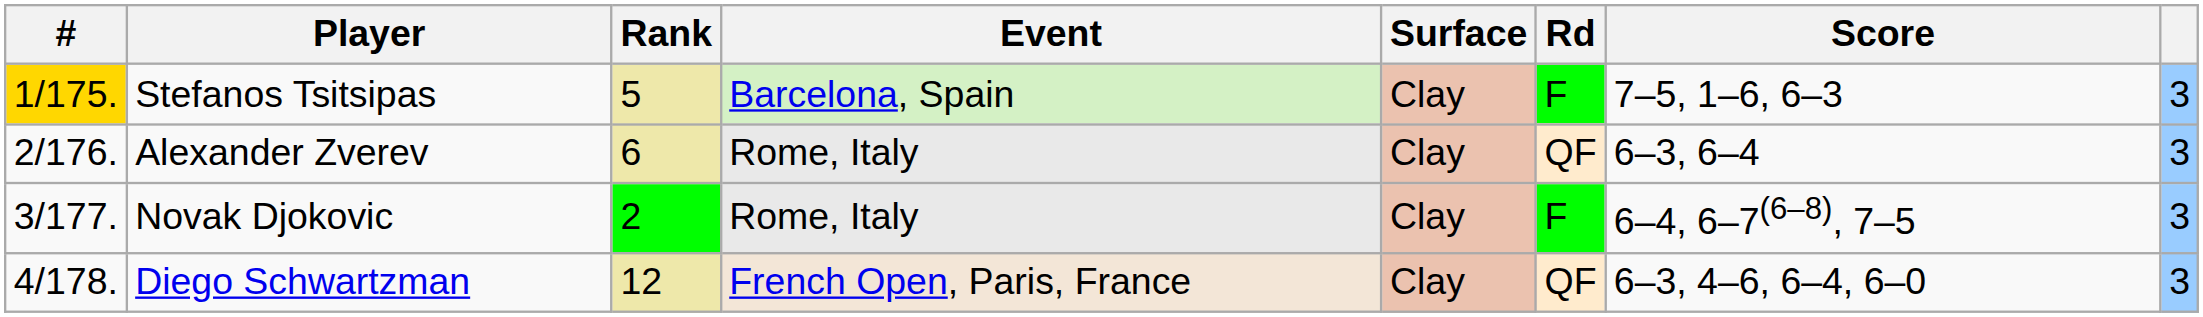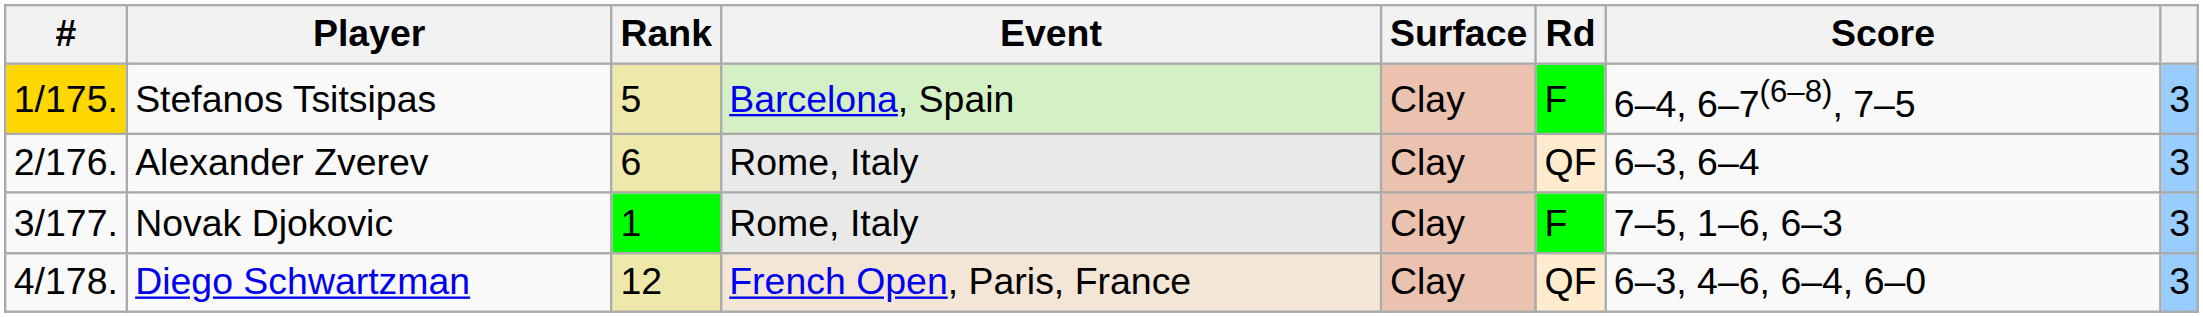(1728, 93) 7–5, 1–6, 6–3 -> (1765, 98) 6–4, 6–7(6–8), 7–5
(631, 217) 2 -> (631, 222) 1
(1765, 217) 6–4, 6–7(6–8), 7–5 -> (1728, 222) 7–5, 1–6, 6–3
